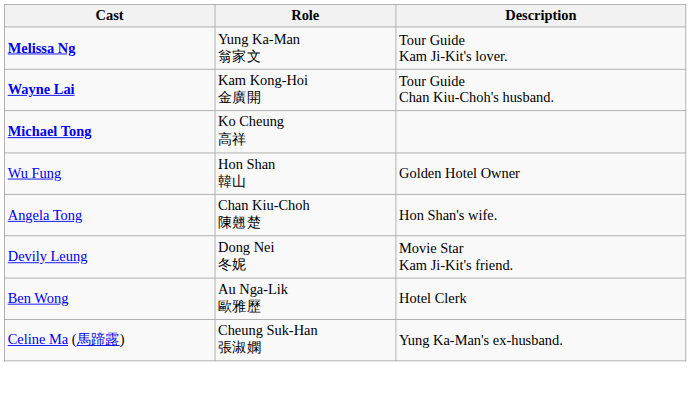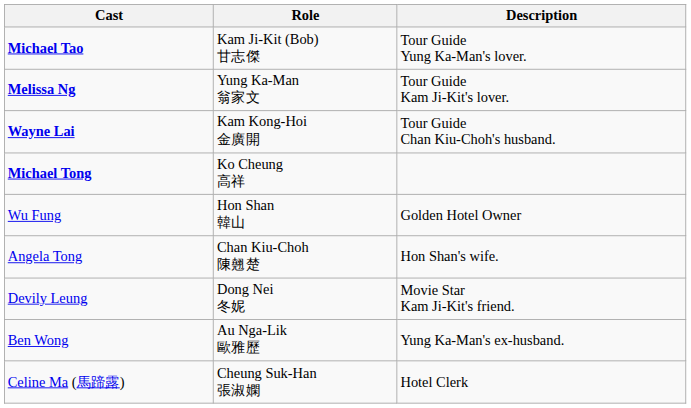+ row: (46, 48)
(433, 298) Hotel Clerk -> (482, 340) Yung Ka-Man's ex-husband.
(481, 340) Yung Ka-Man's ex-husband. -> (434, 382) Hotel Clerk
